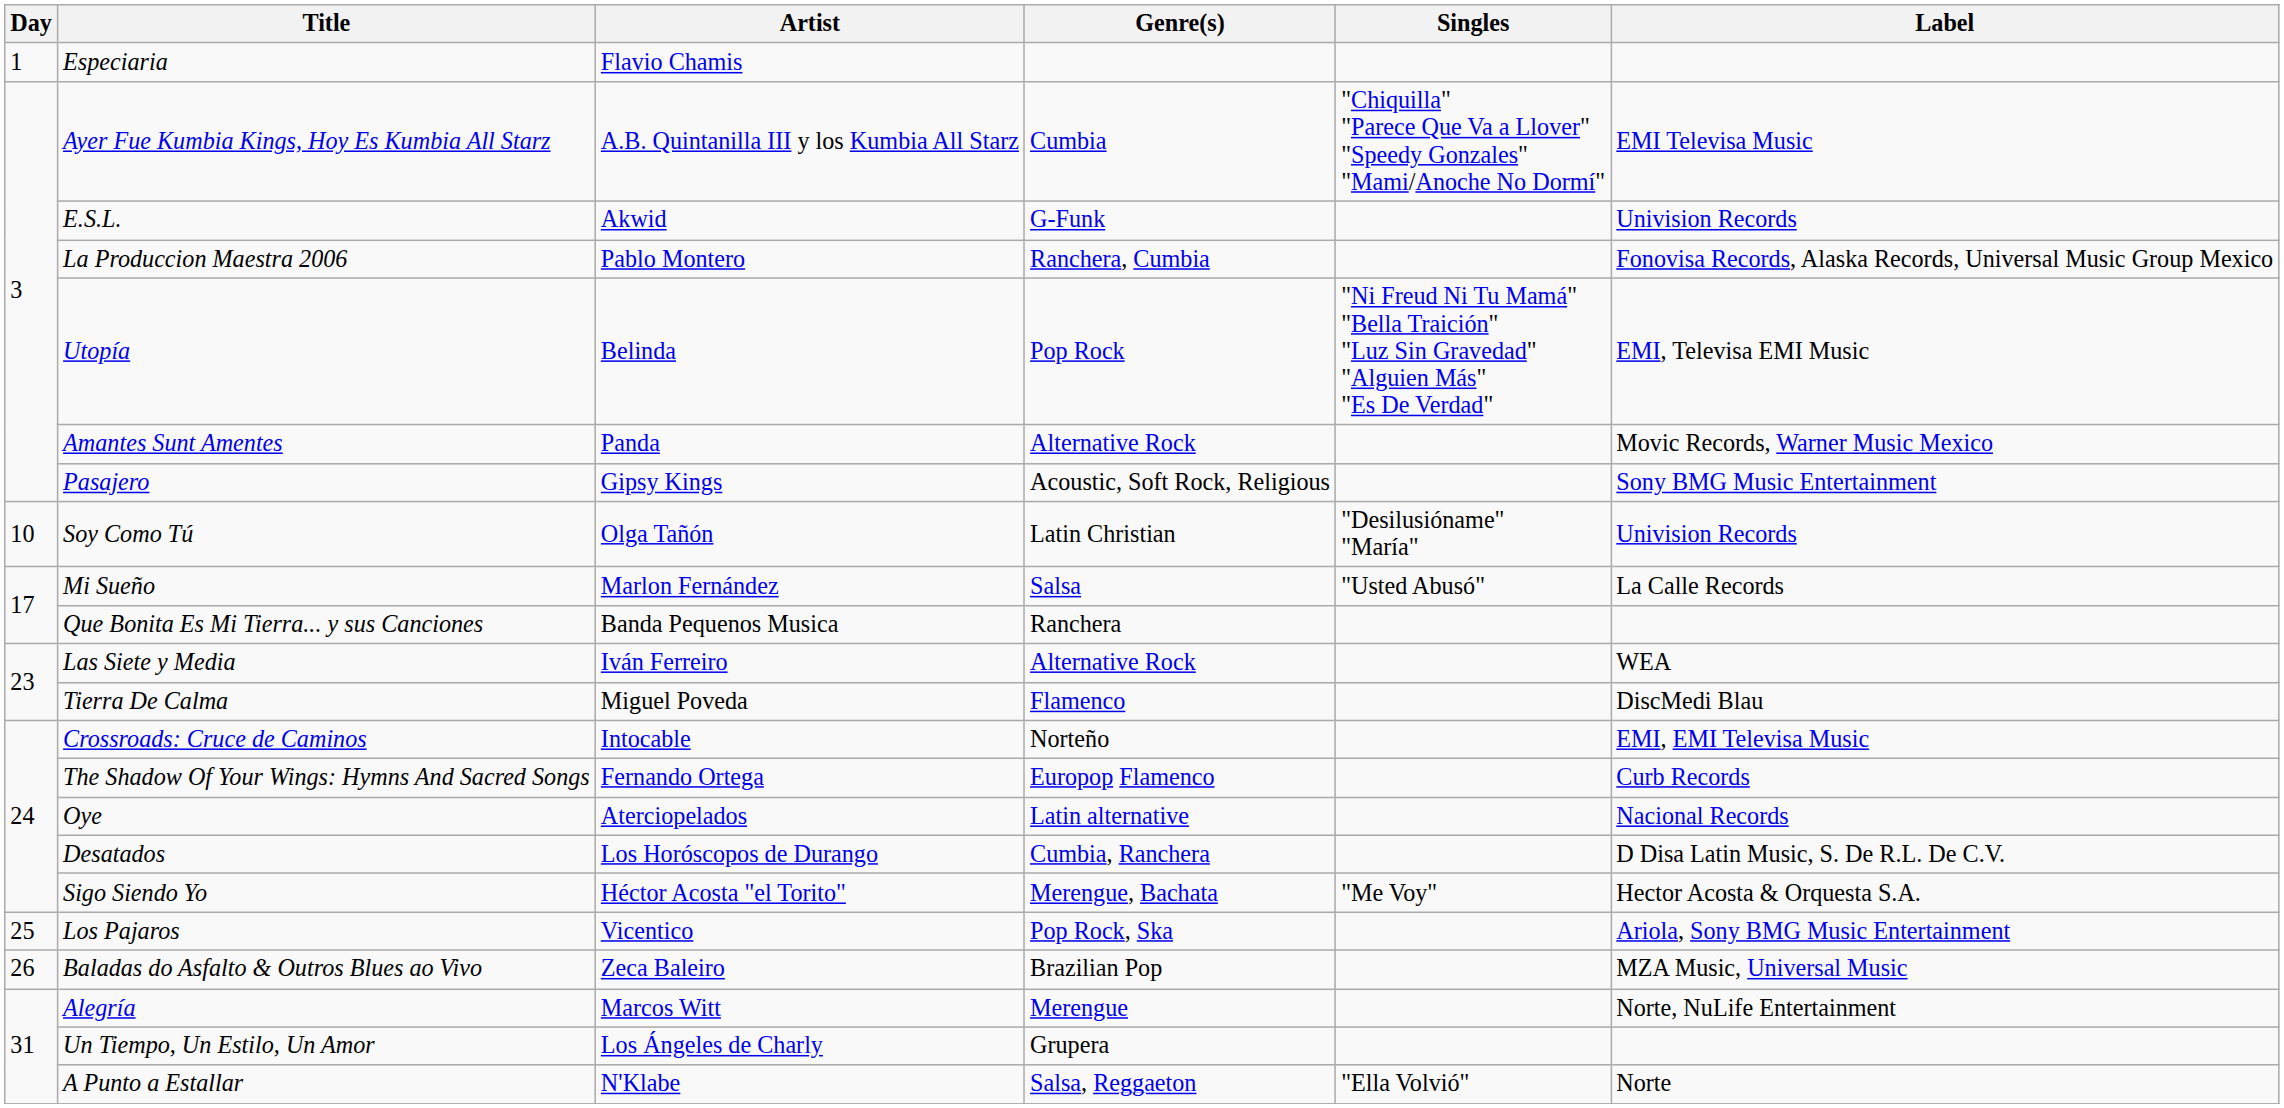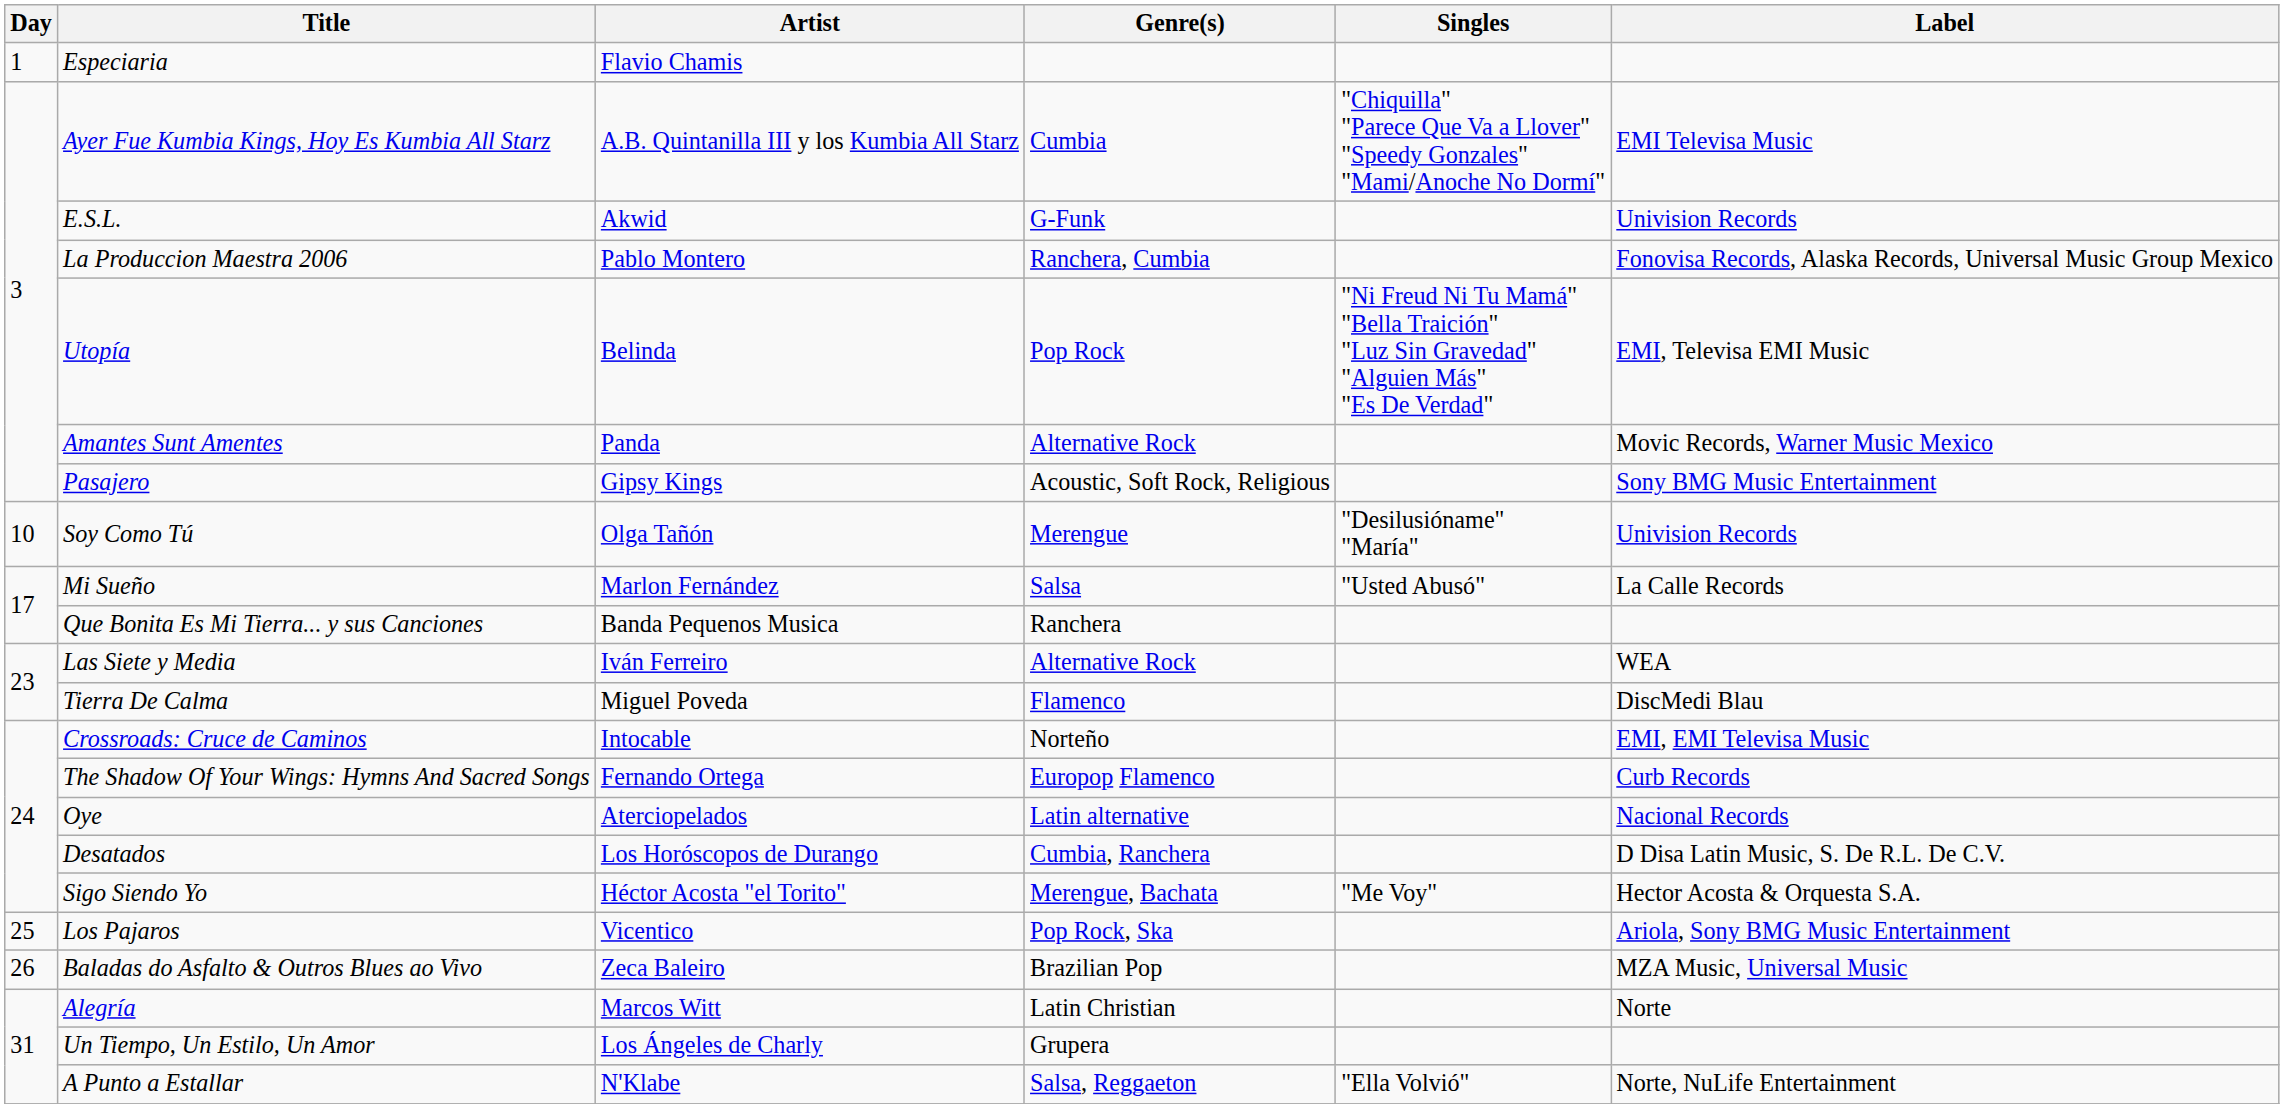(1103, 534) Latin Christian -> (1079, 534) Merengue
(1079, 1007) Merengue -> (1103, 1007) Latin Christian
(1756, 1007) Norte, NuLife Entertainment -> (1644, 1007) Norte
(1644, 1084) Norte -> (1756, 1084) Norte, NuLife Entertainment
